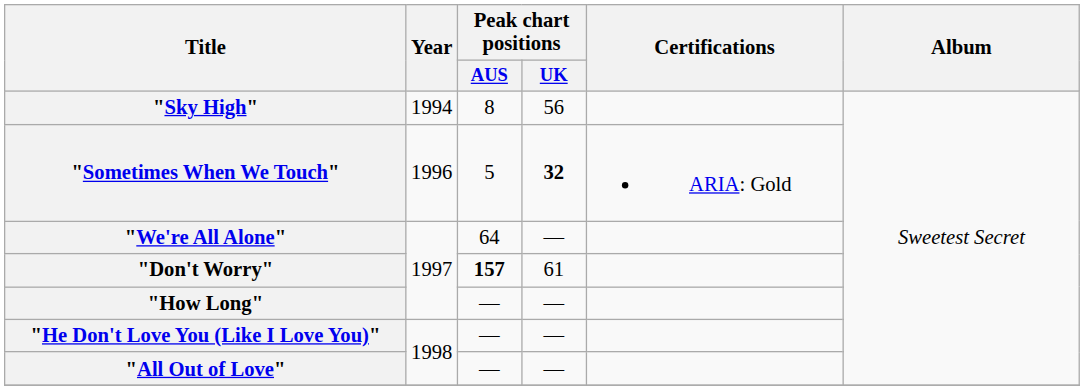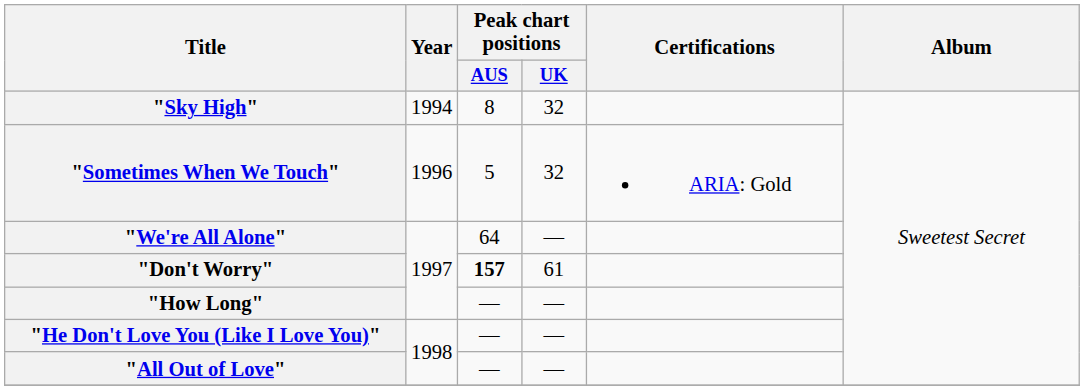(554, 107) 56 -> (554, 107) 32
(554, 172) bold -> (554, 172) normal
